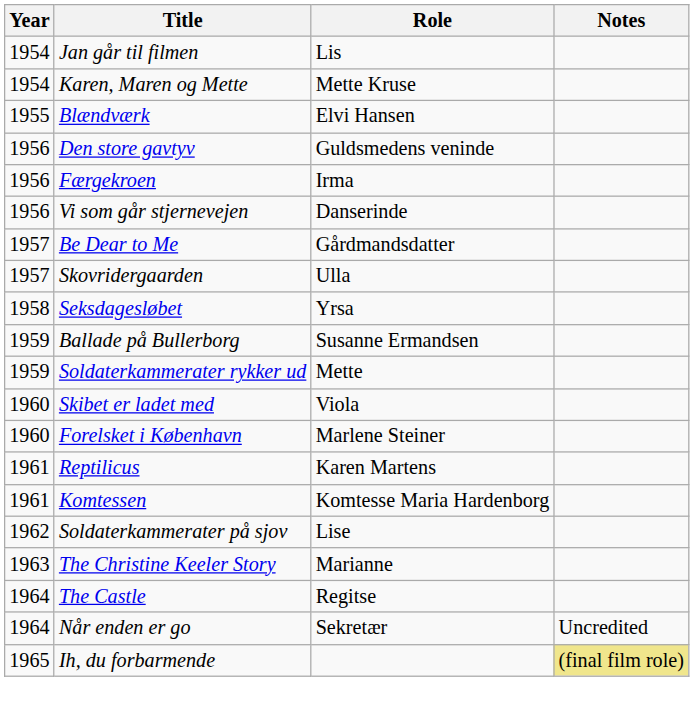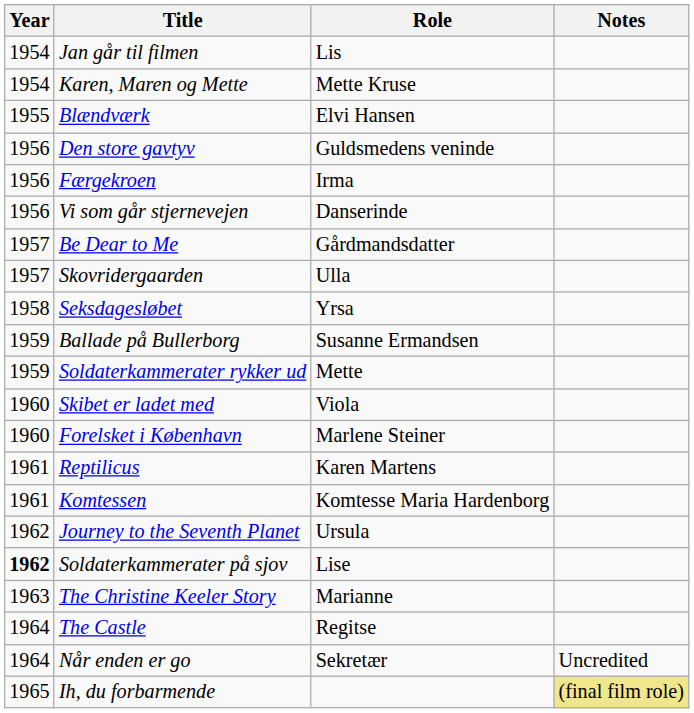+ row: (179, 532)
(29, 532) normal -> (29, 564) bold
